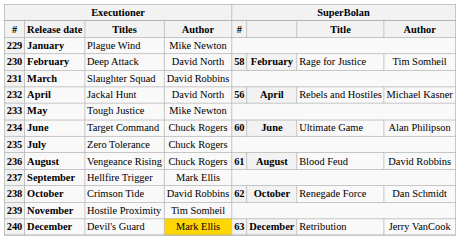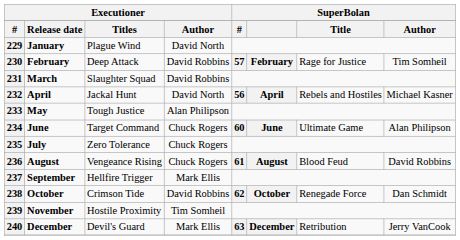(198, 45) Mike Newton -> (198, 45) David North
(198, 62) David North -> (198, 62) David Robbins
(239, 62) 58 -> (239, 62) 57
(198, 111) Mike Newton -> (198, 111) Alan Philipson
(198, 227) gold background -> (198, 227) no background
